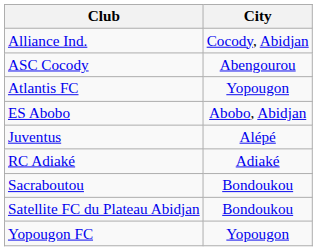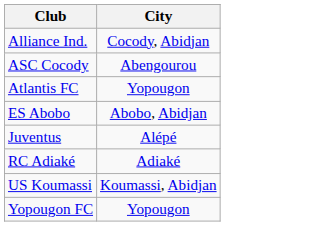- row: (46, 185)
- row: (104, 209)
+ row: (50, 185)
